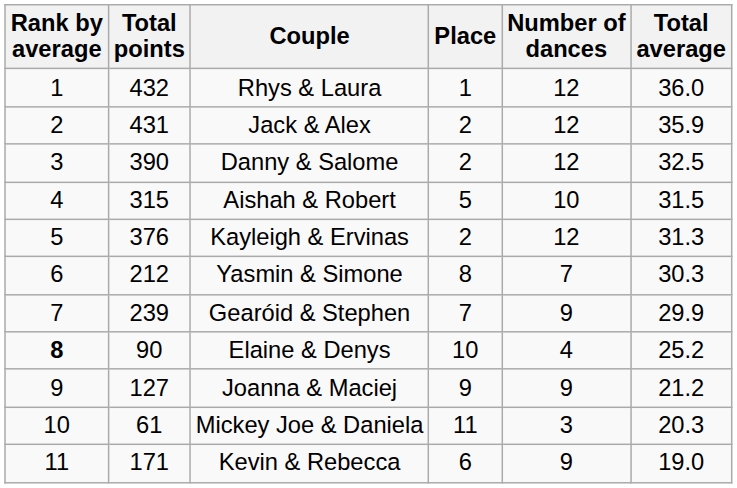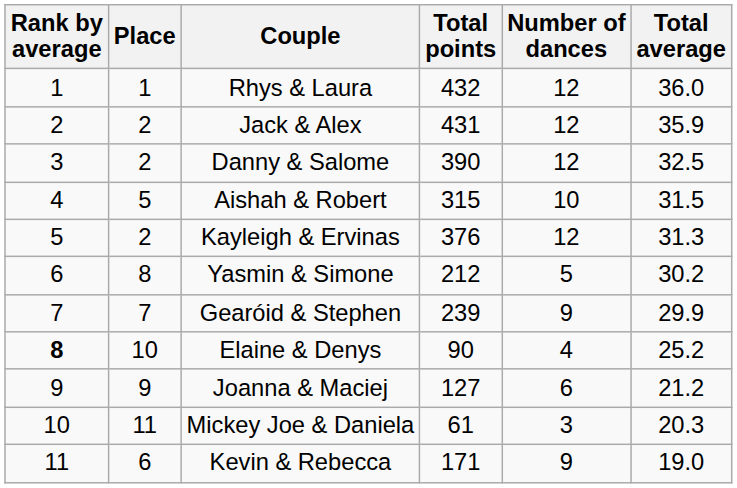columns swapped: (465, 36) <-> (149, 36)
(566, 275) 7 -> (566, 275) 5
(681, 275) 30.3 -> (681, 275) 30.2
(566, 387) 9 -> (566, 387) 6
